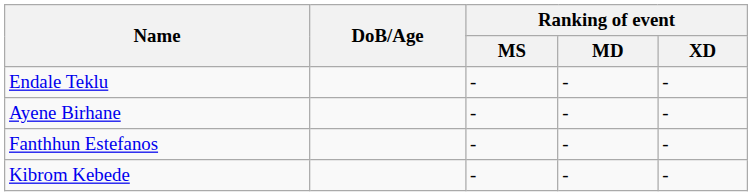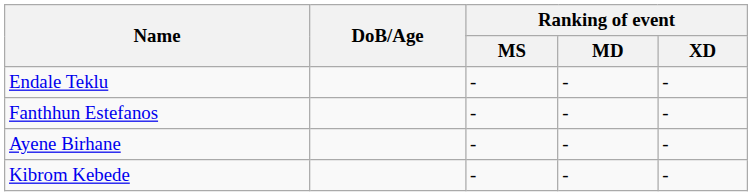rows swapped: (84, 144) <-> (65, 113)
